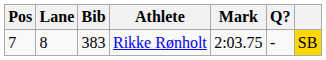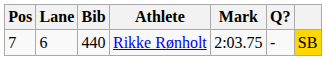(44, 42) 8 -> (44, 42) 6
(94, 42) 383 -> (94, 42) 440
